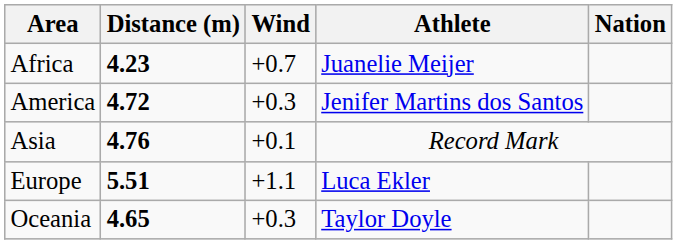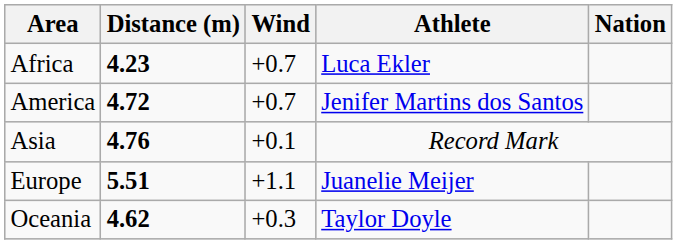(398, 63) Juanelie Meijer -> (376, 63) Luca Ekler
(274, 102) +0.3 -> (274, 102) +0.7
(376, 180) Luca Ekler -> (398, 180) Juanelie Meijer
(128, 219) 4.65 -> (128, 219) 4.62
